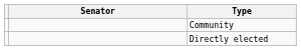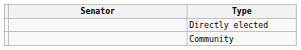rows swapped: (229, 38) <-> (211, 25)
